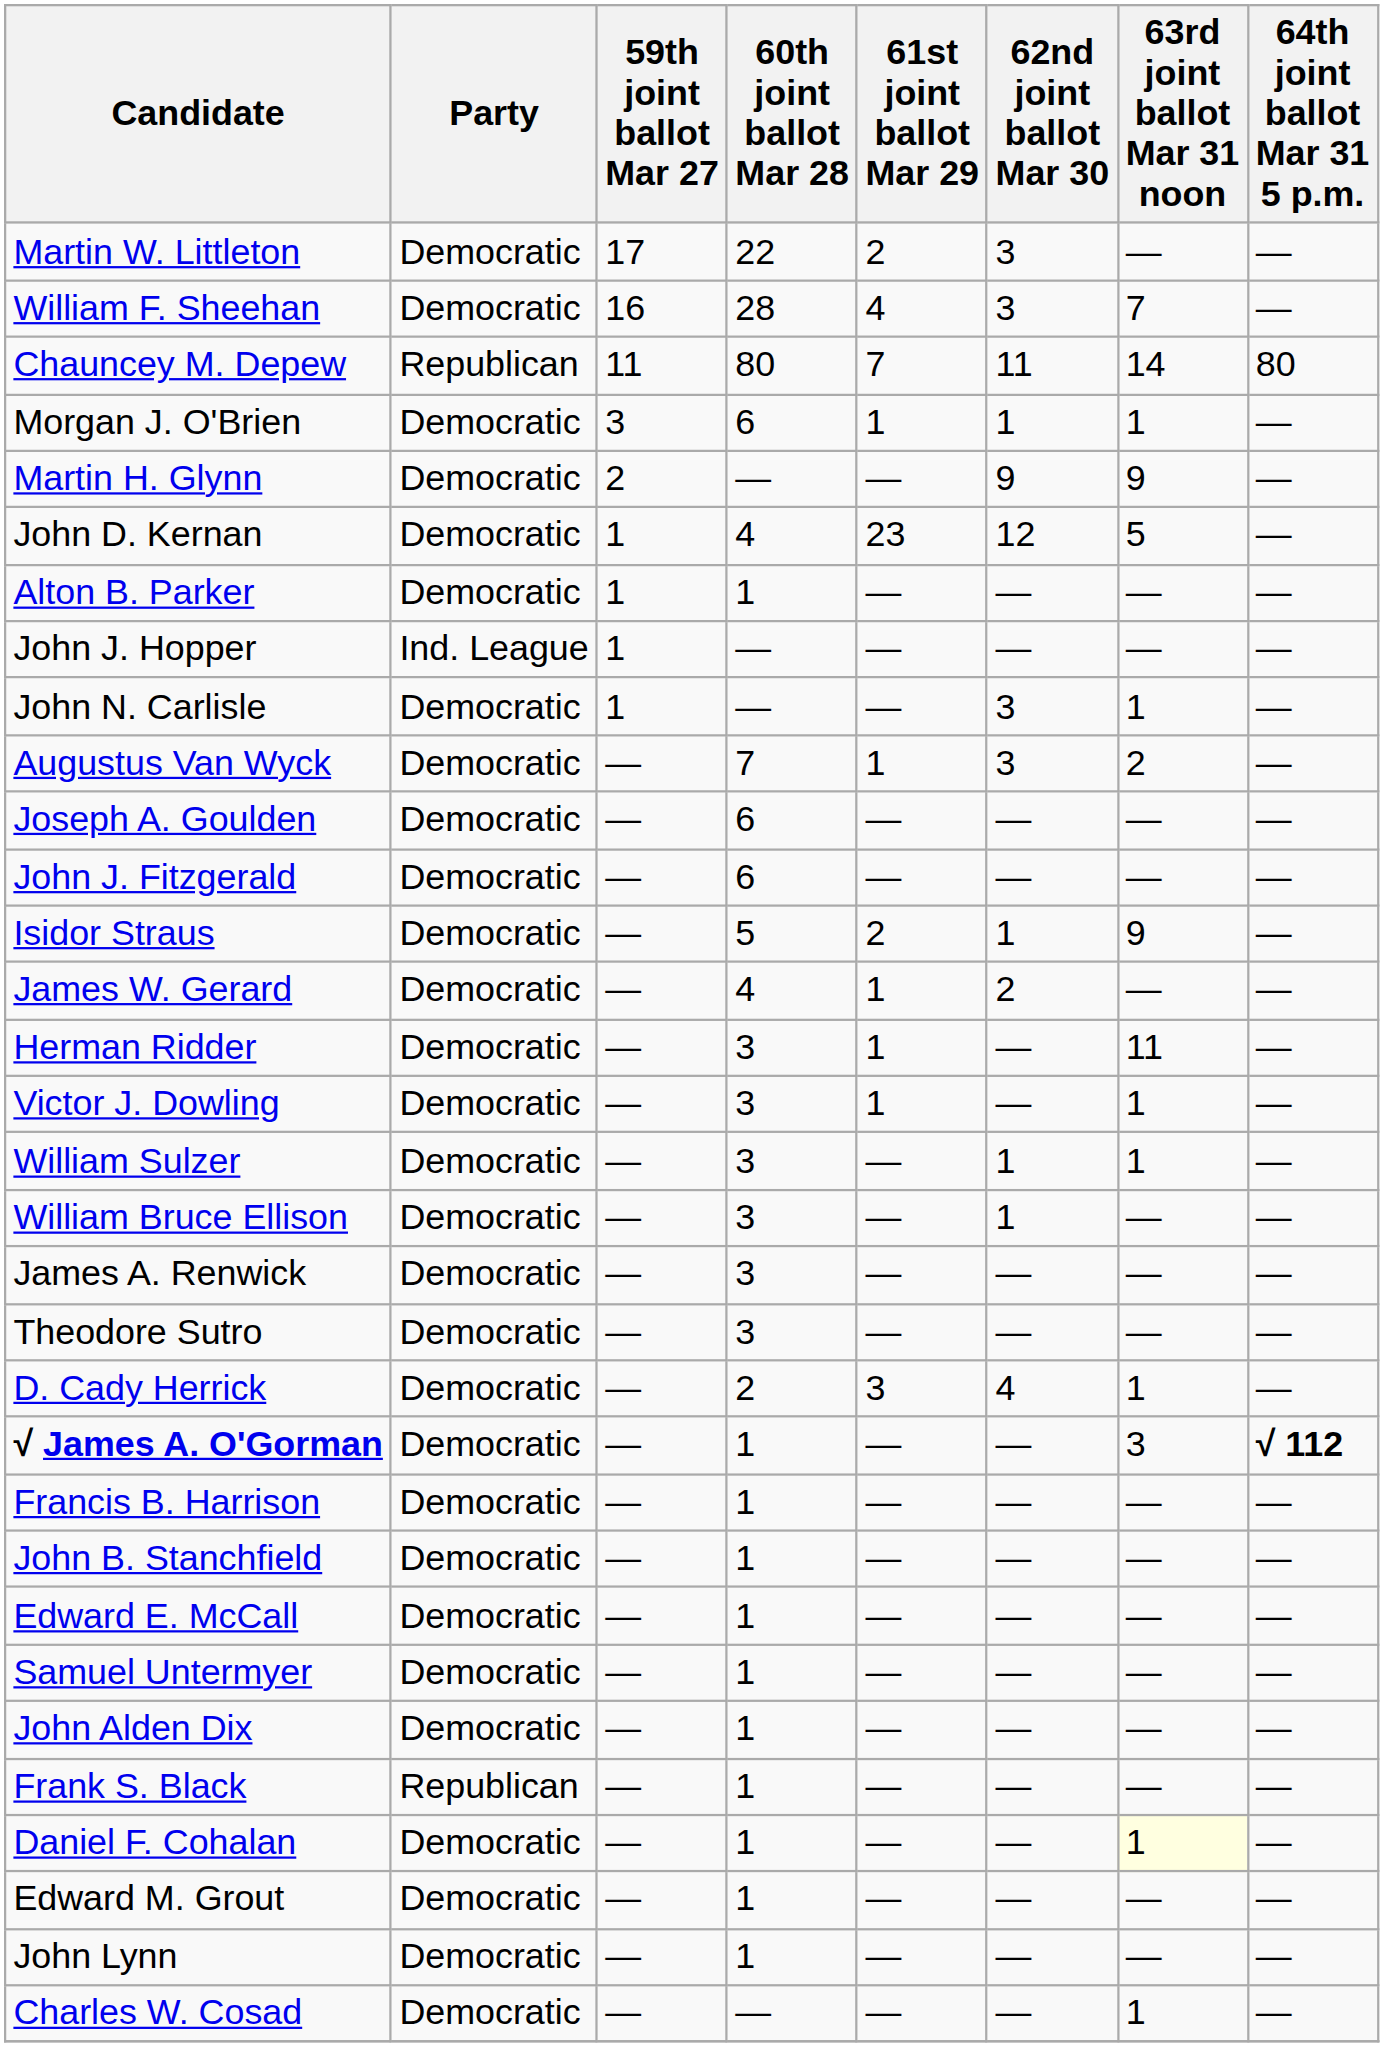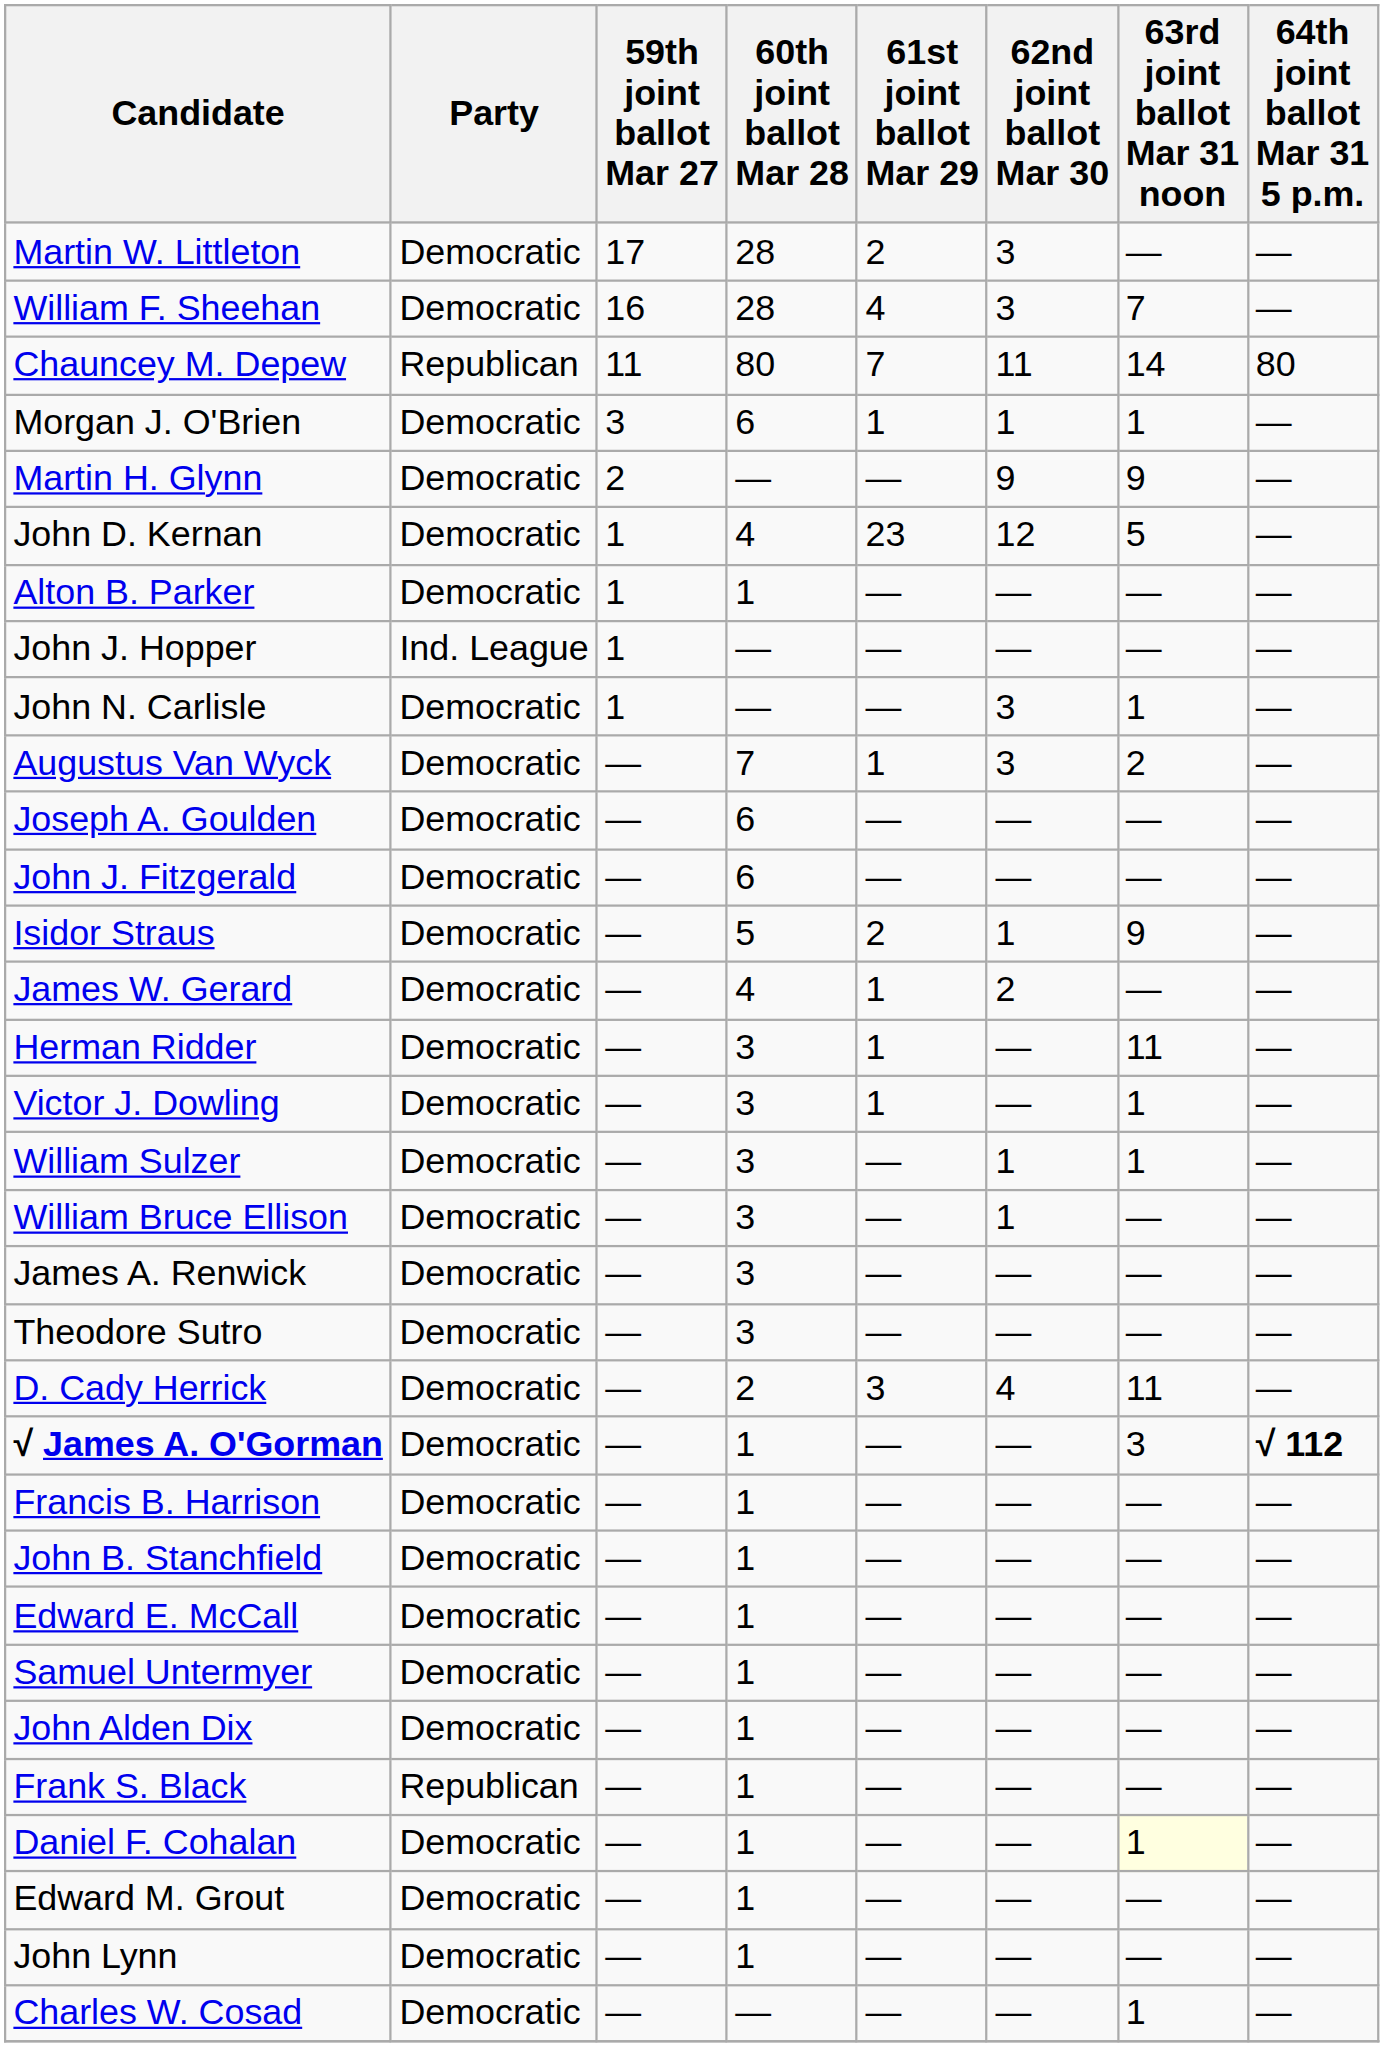(755, 251) 22 -> (755, 251) 28
(1136, 1387) 1 -> (1144, 1387) 11
